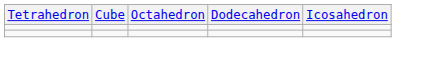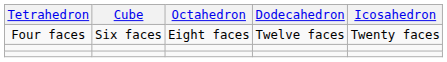+ row: (48, 35)
